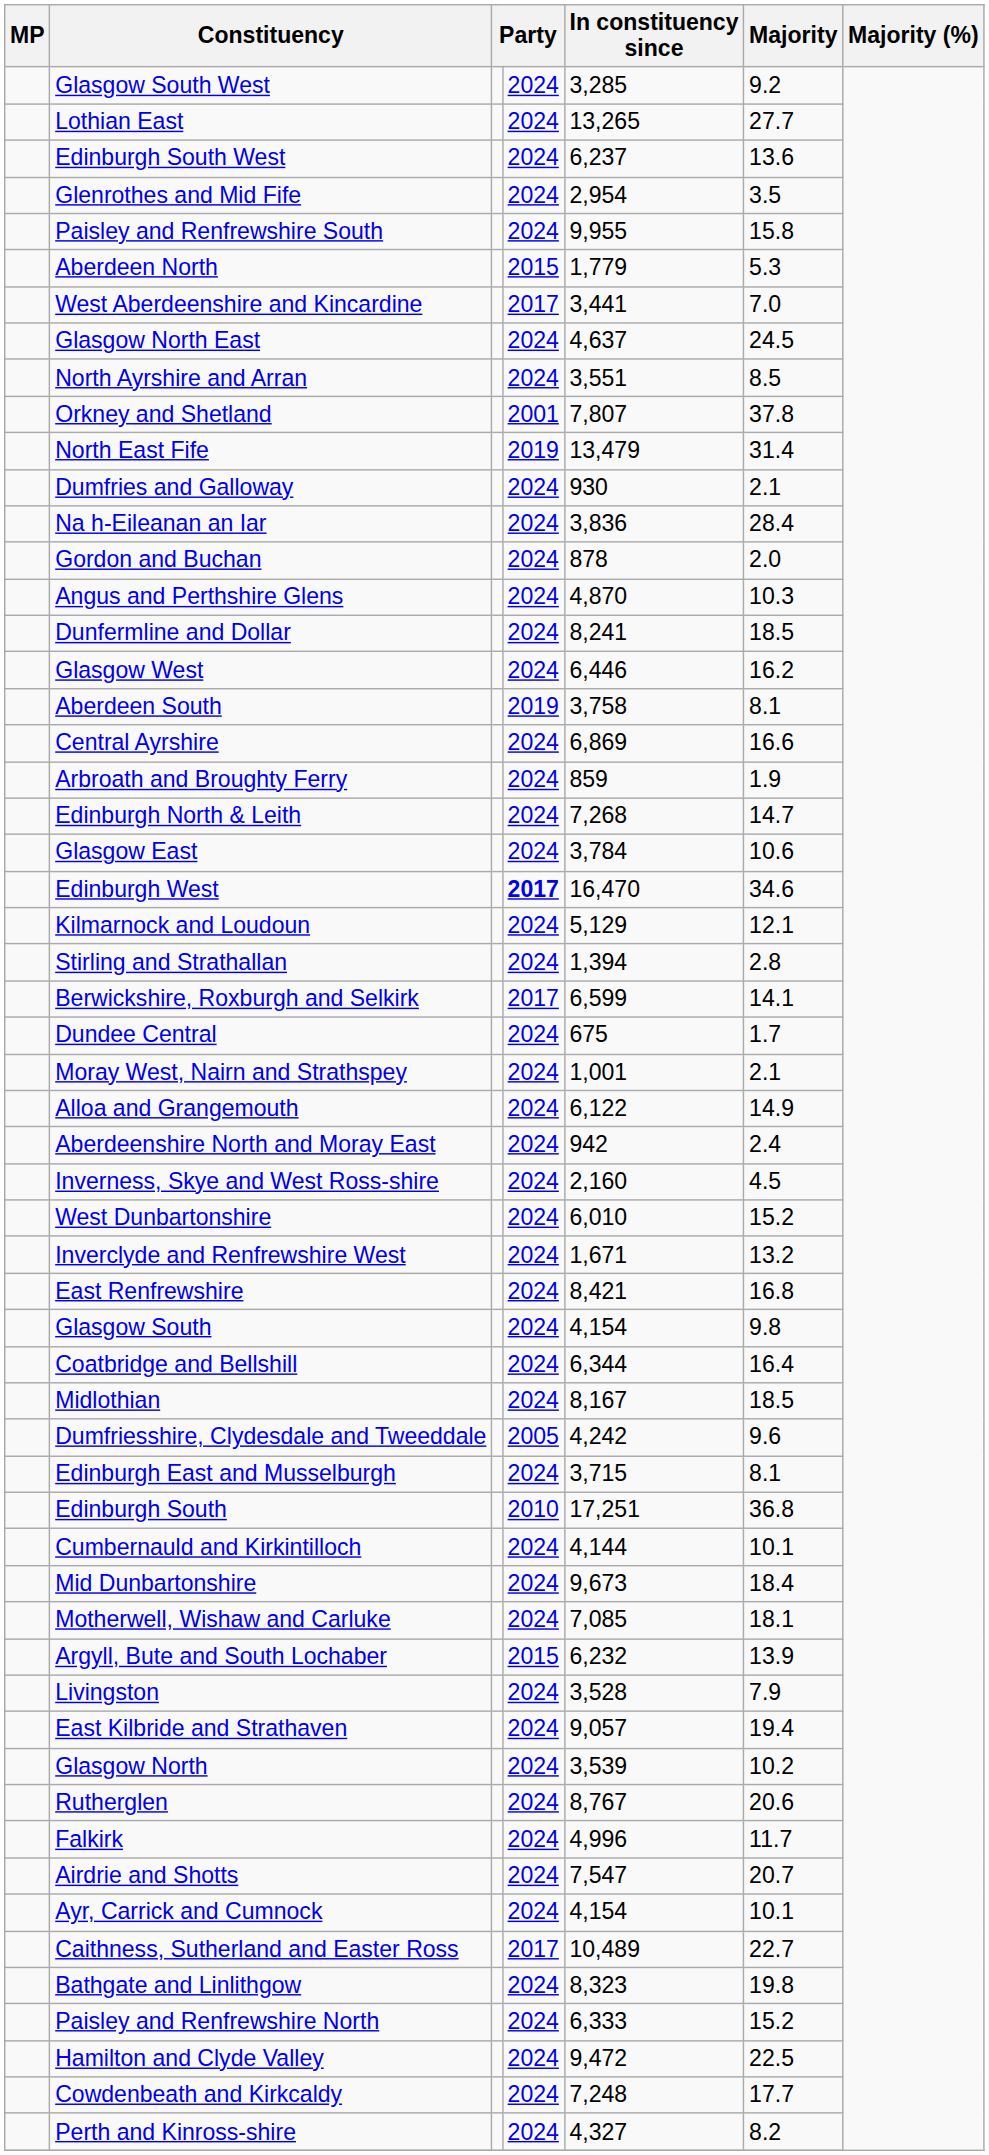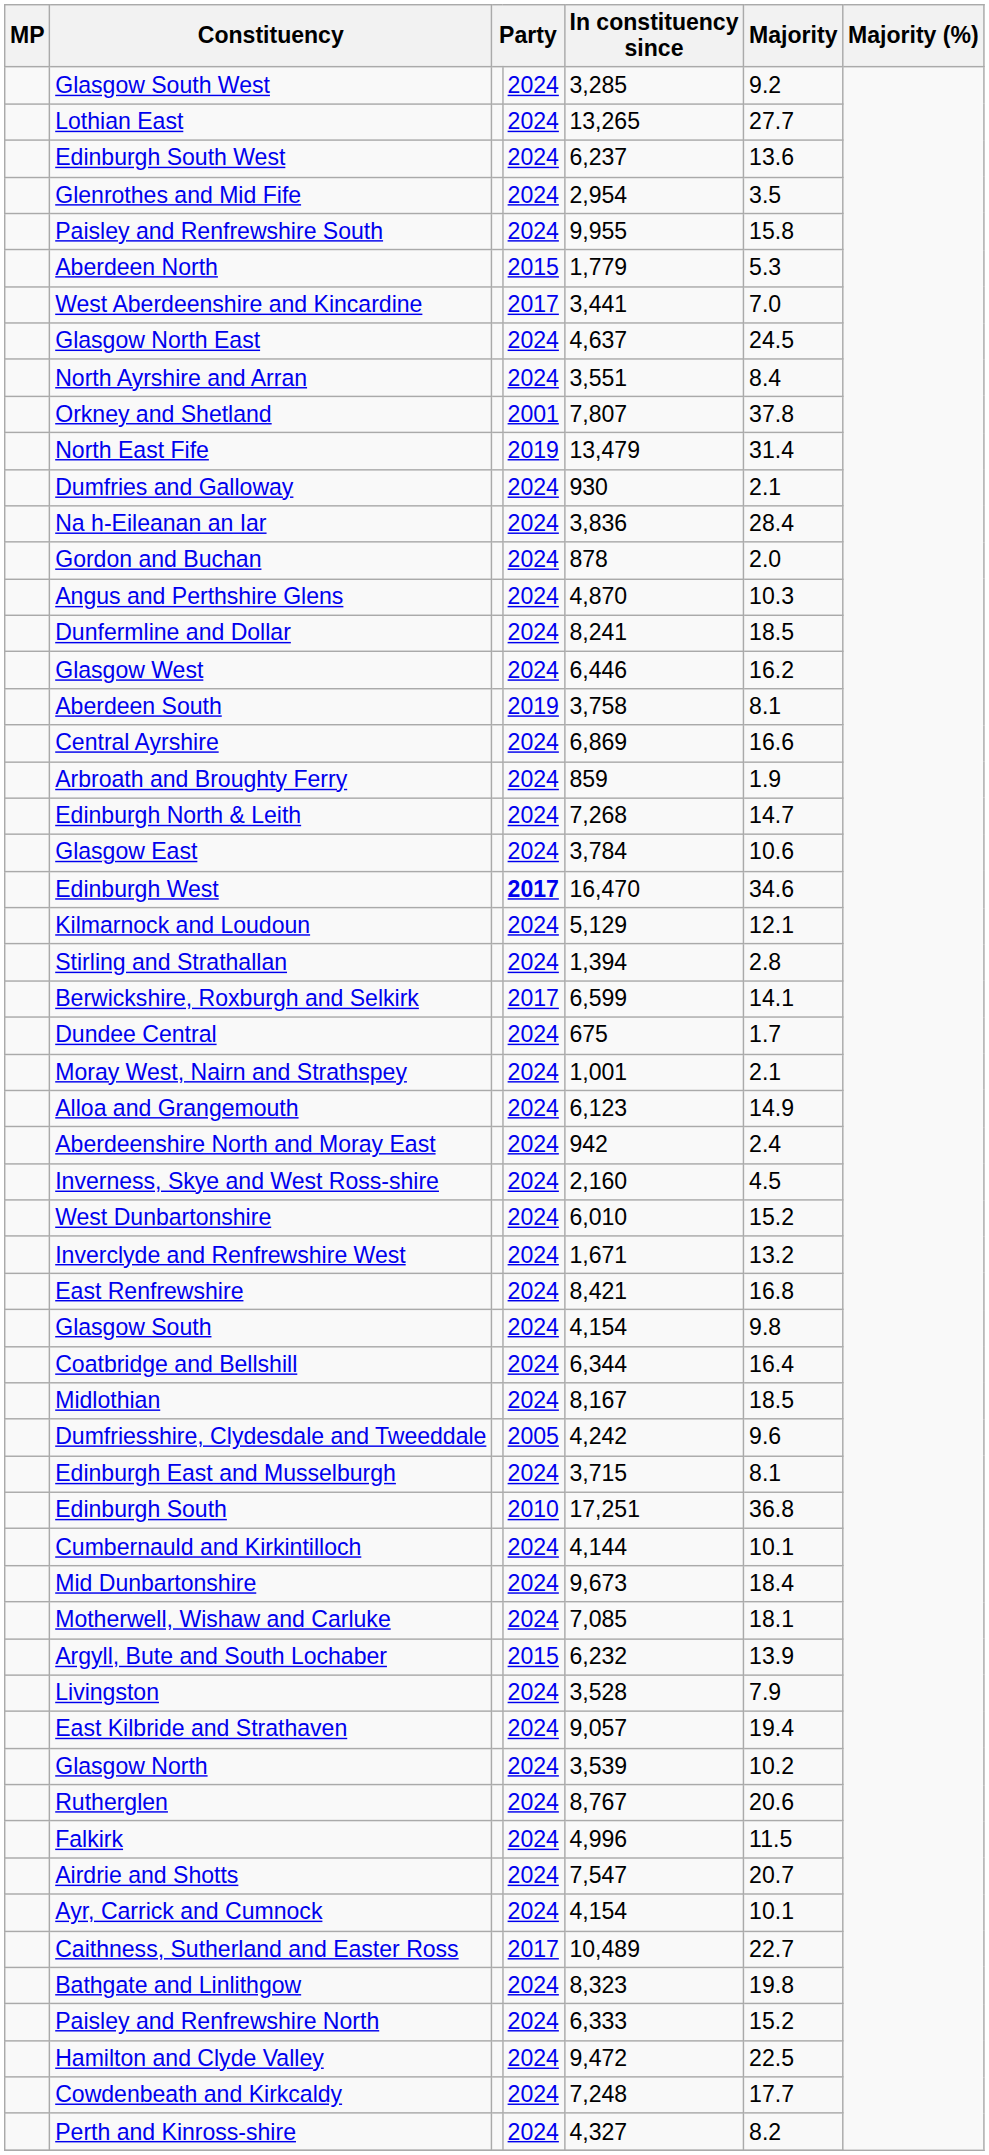(765, 377) 8.5 -> (765, 377) 8.4
(598, 1108) 6,122 -> (598, 1108) 6,123
(771, 1839) 11.7 -> (771, 1839) 11.5
